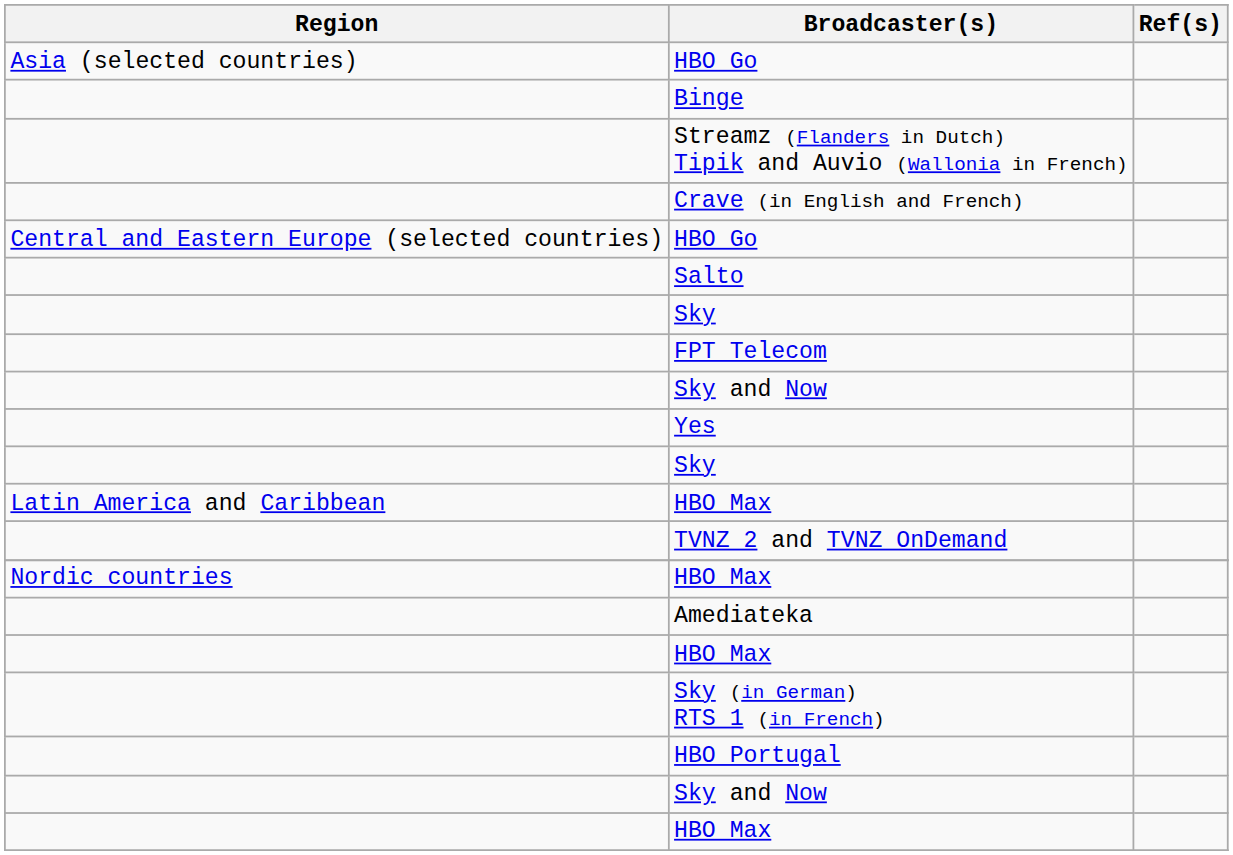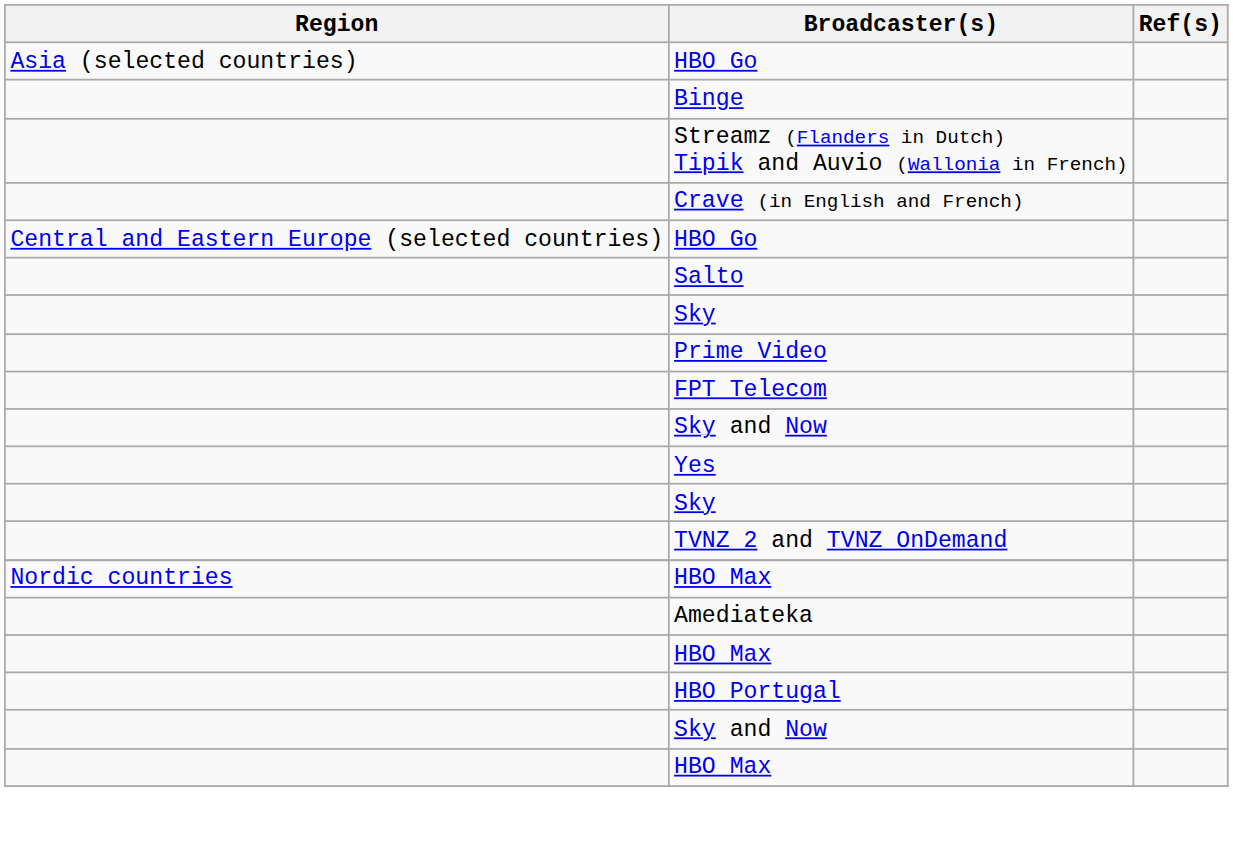+ row: (337, 352)
- row: (198, 503)
- row: (337, 705)
